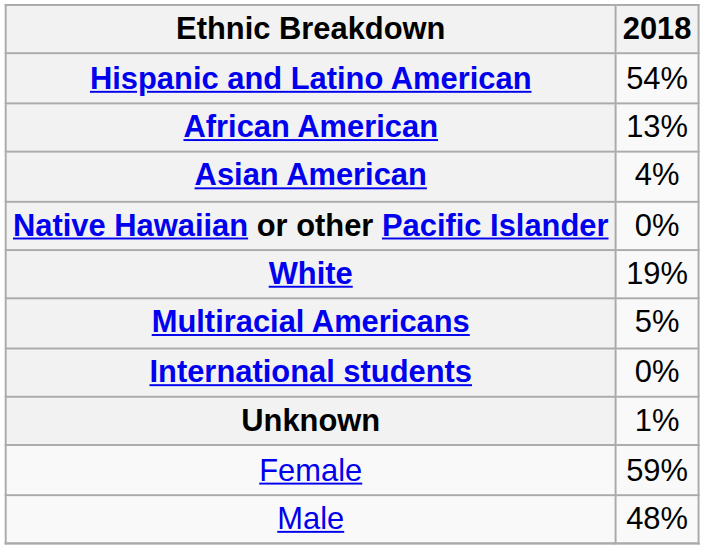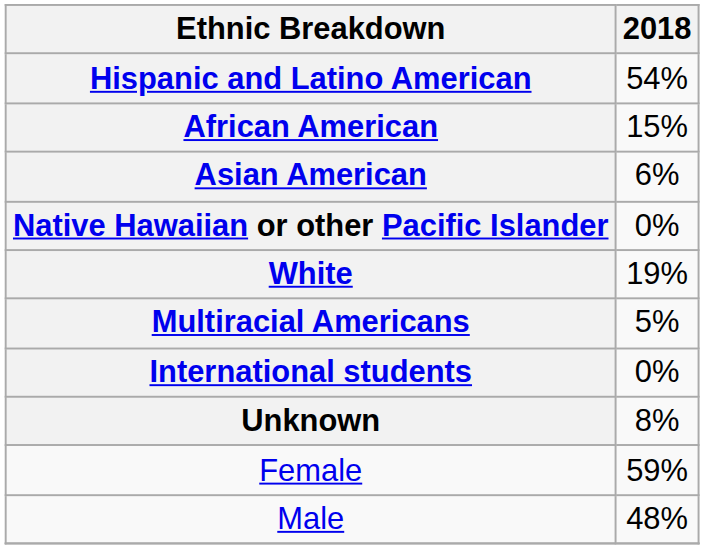(657, 126) 13% -> (657, 126) 15%
(657, 175) 4% -> (657, 175) 6%
(657, 420) 1% -> (657, 420) 8%
